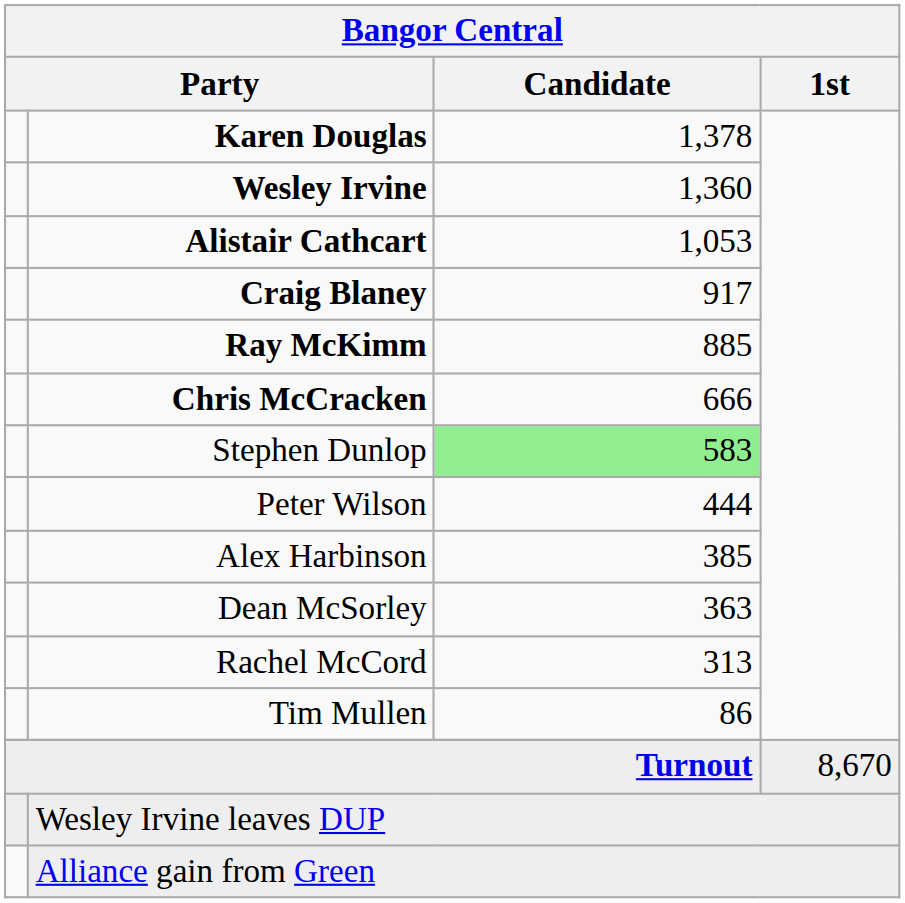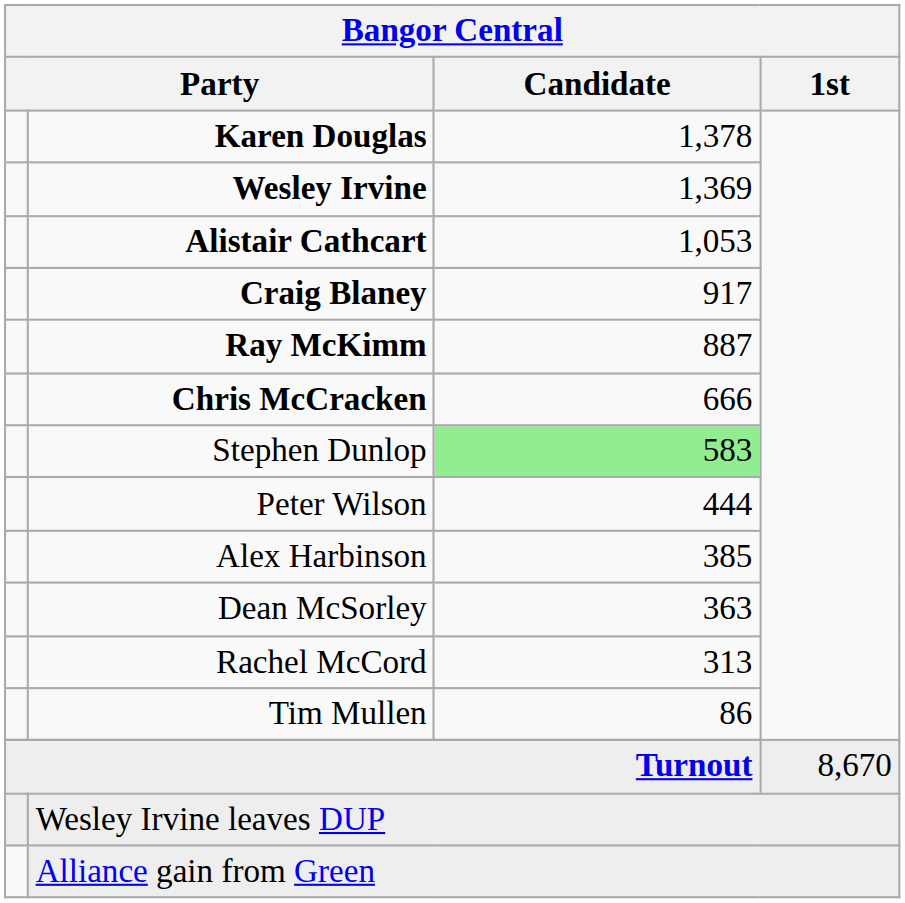(715, 188) 1,360 -> (715, 188) 1,369
(728, 345) 885 -> (728, 345) 887
